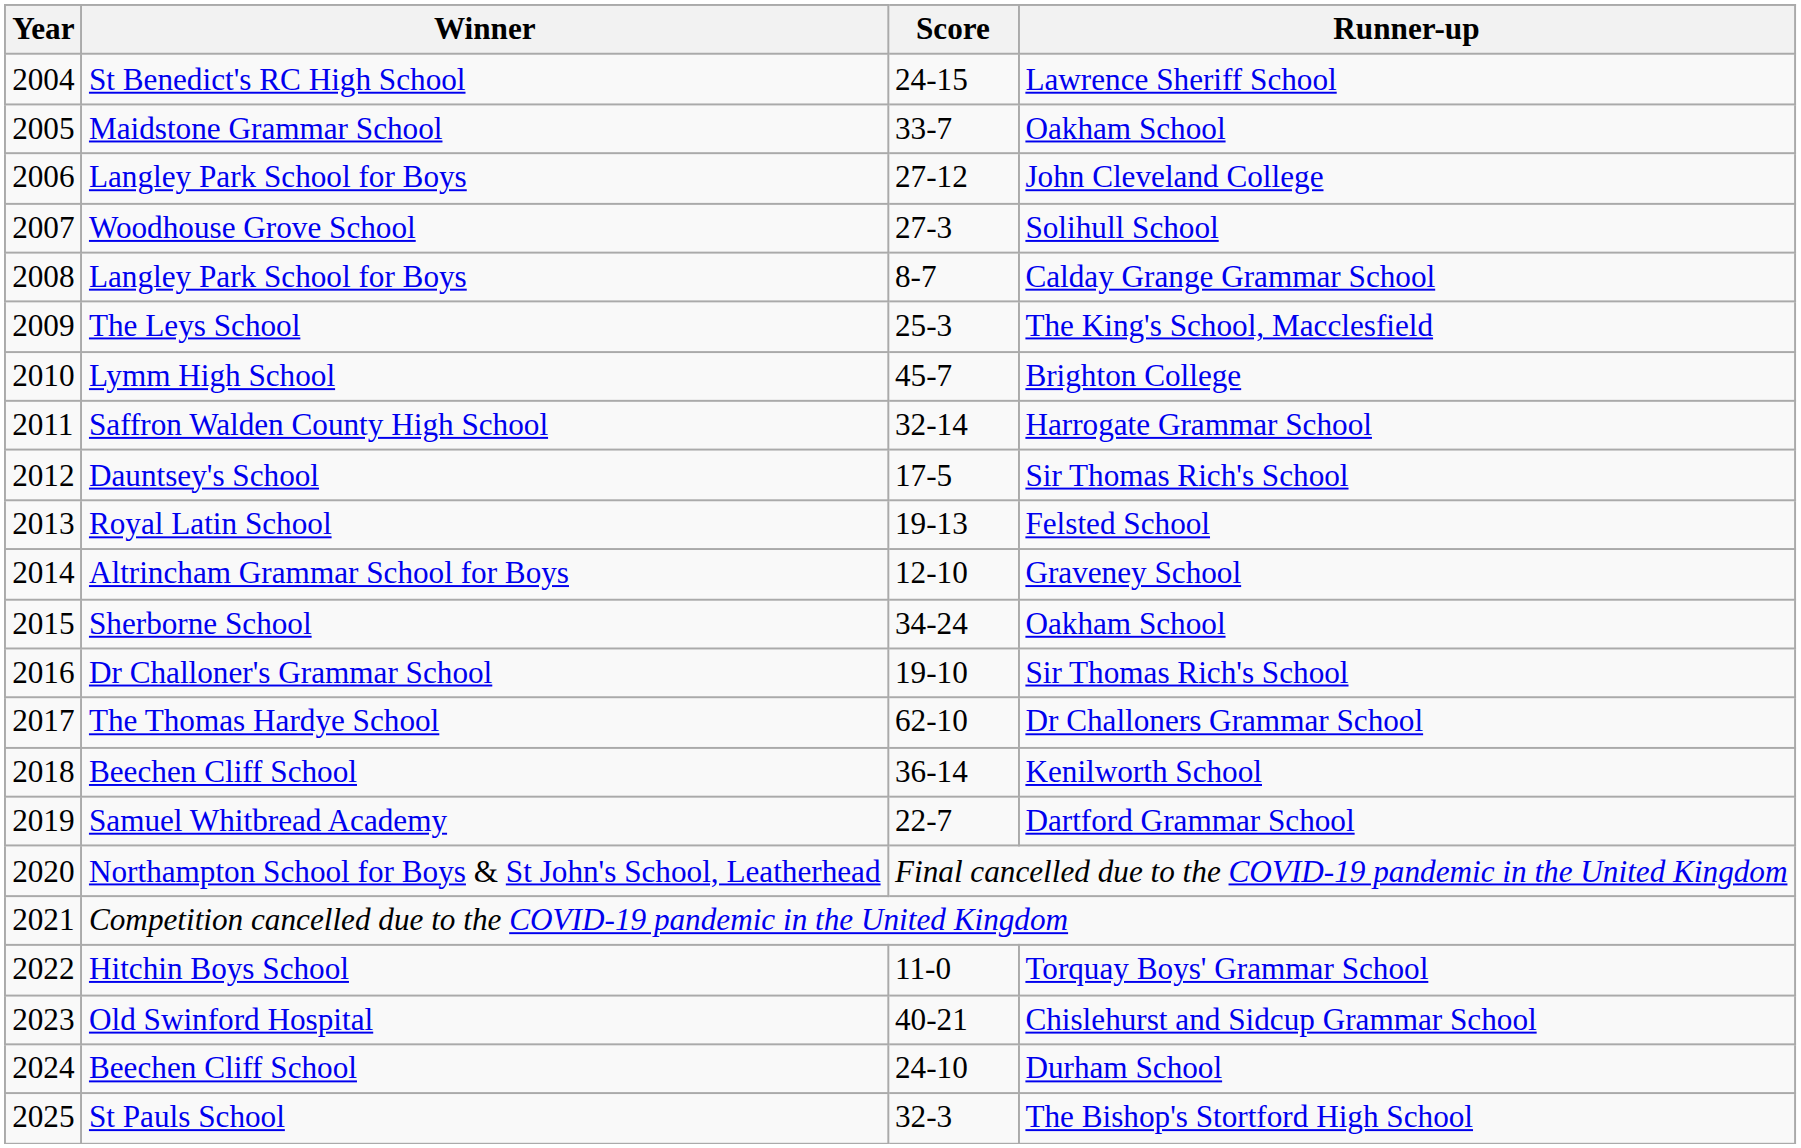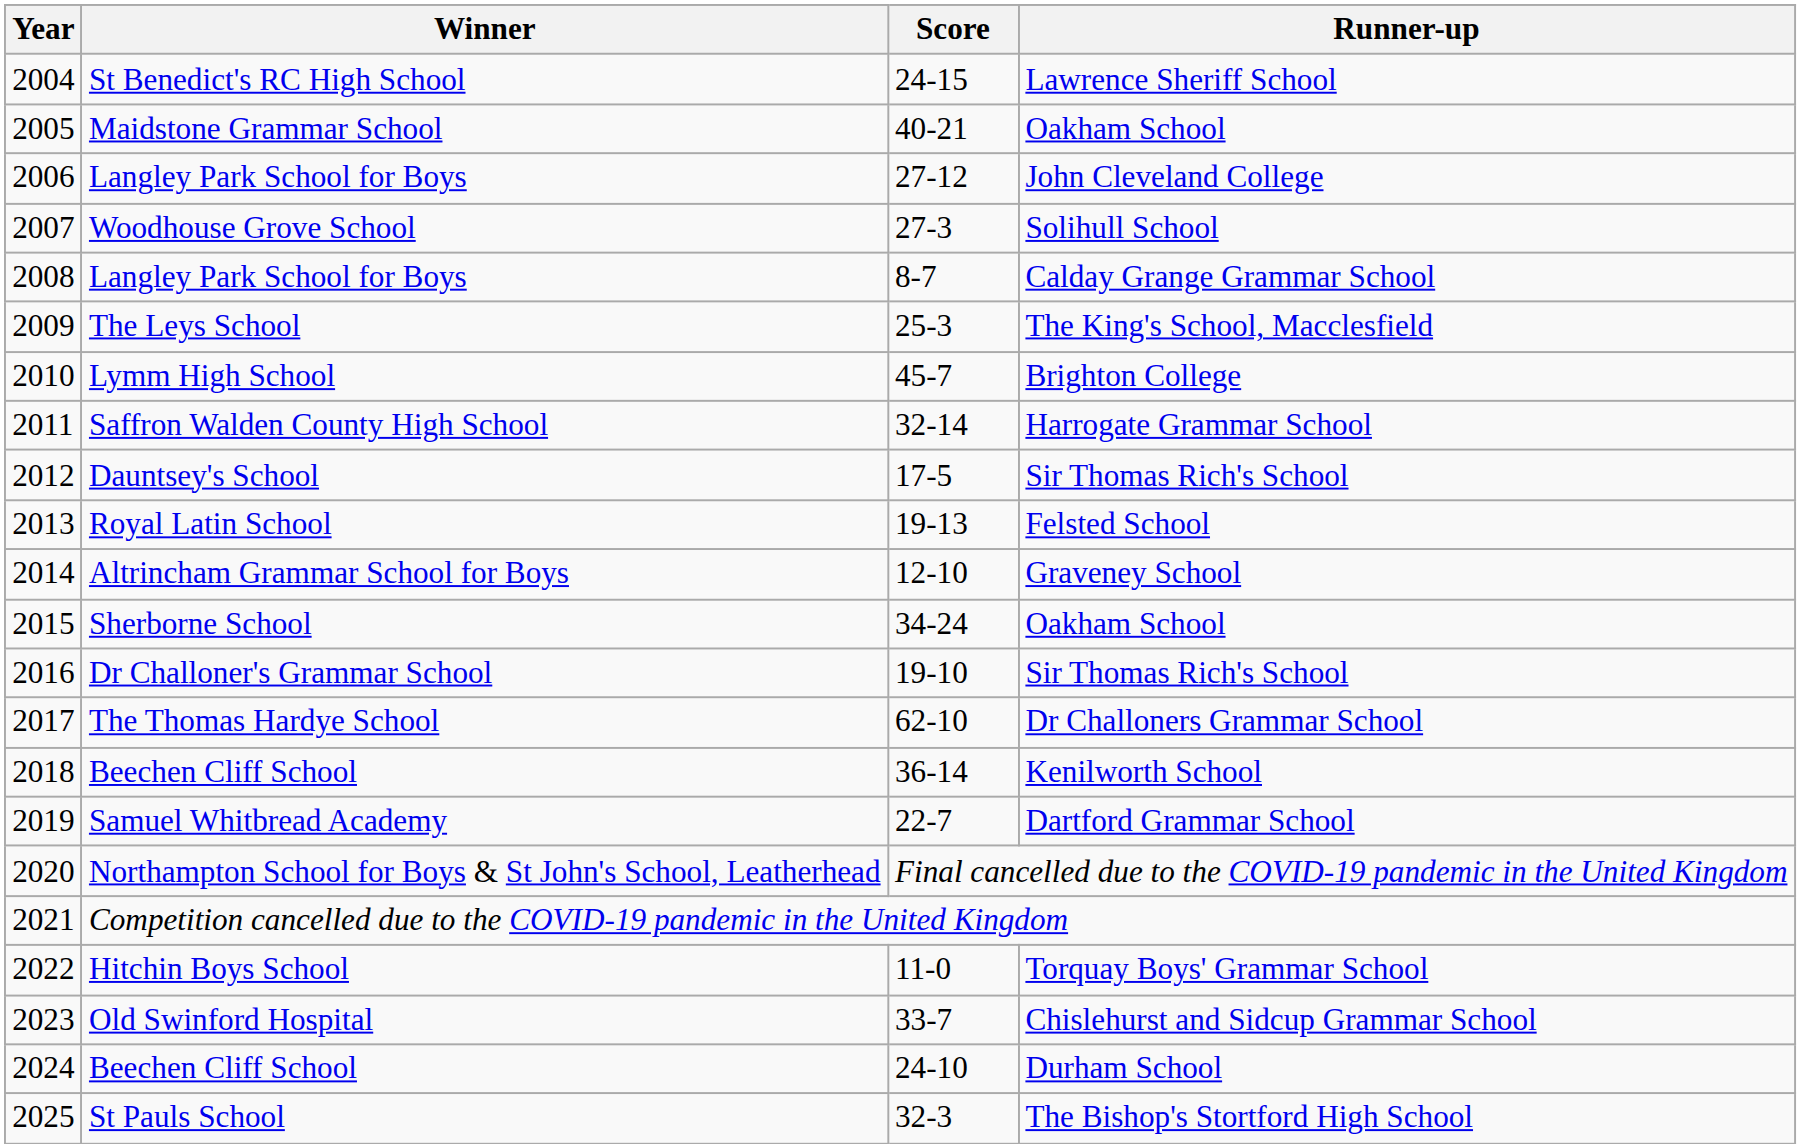(924, 128) 33-7 -> (931, 128) 40-21
(931, 1018) 40-21 -> (924, 1018) 33-7
